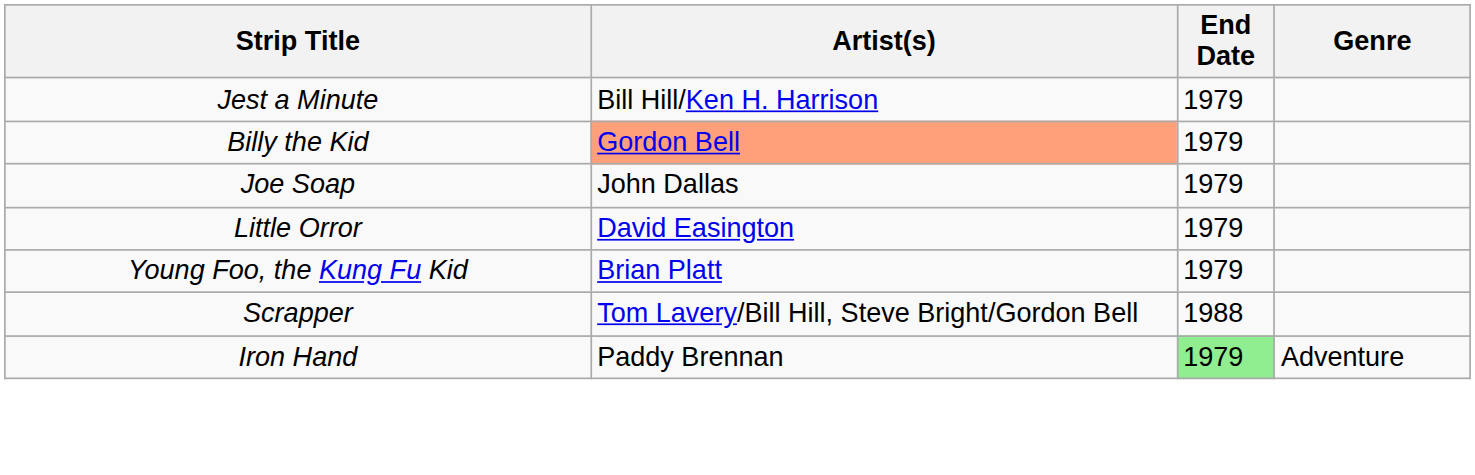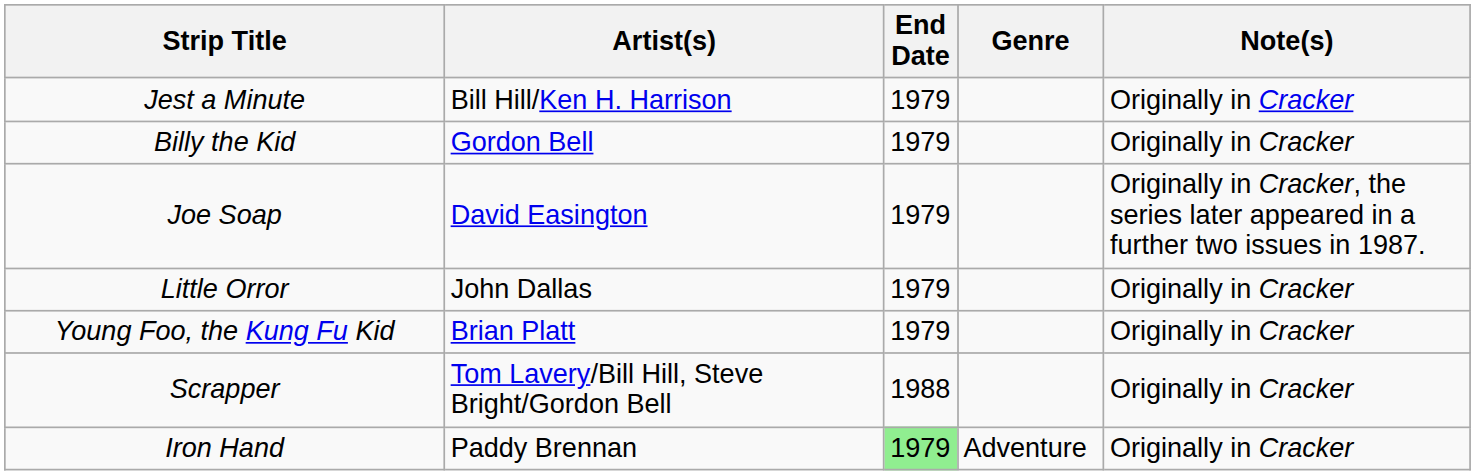+ column: (1287, 41)
(669, 142) lightsalmon background -> (522, 142) no background
(668, 185) John Dallas -> (549, 215) David Easington
(696, 227) David Easington -> (521, 288) John Dallas
